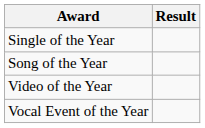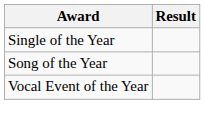- row: (60, 87)
